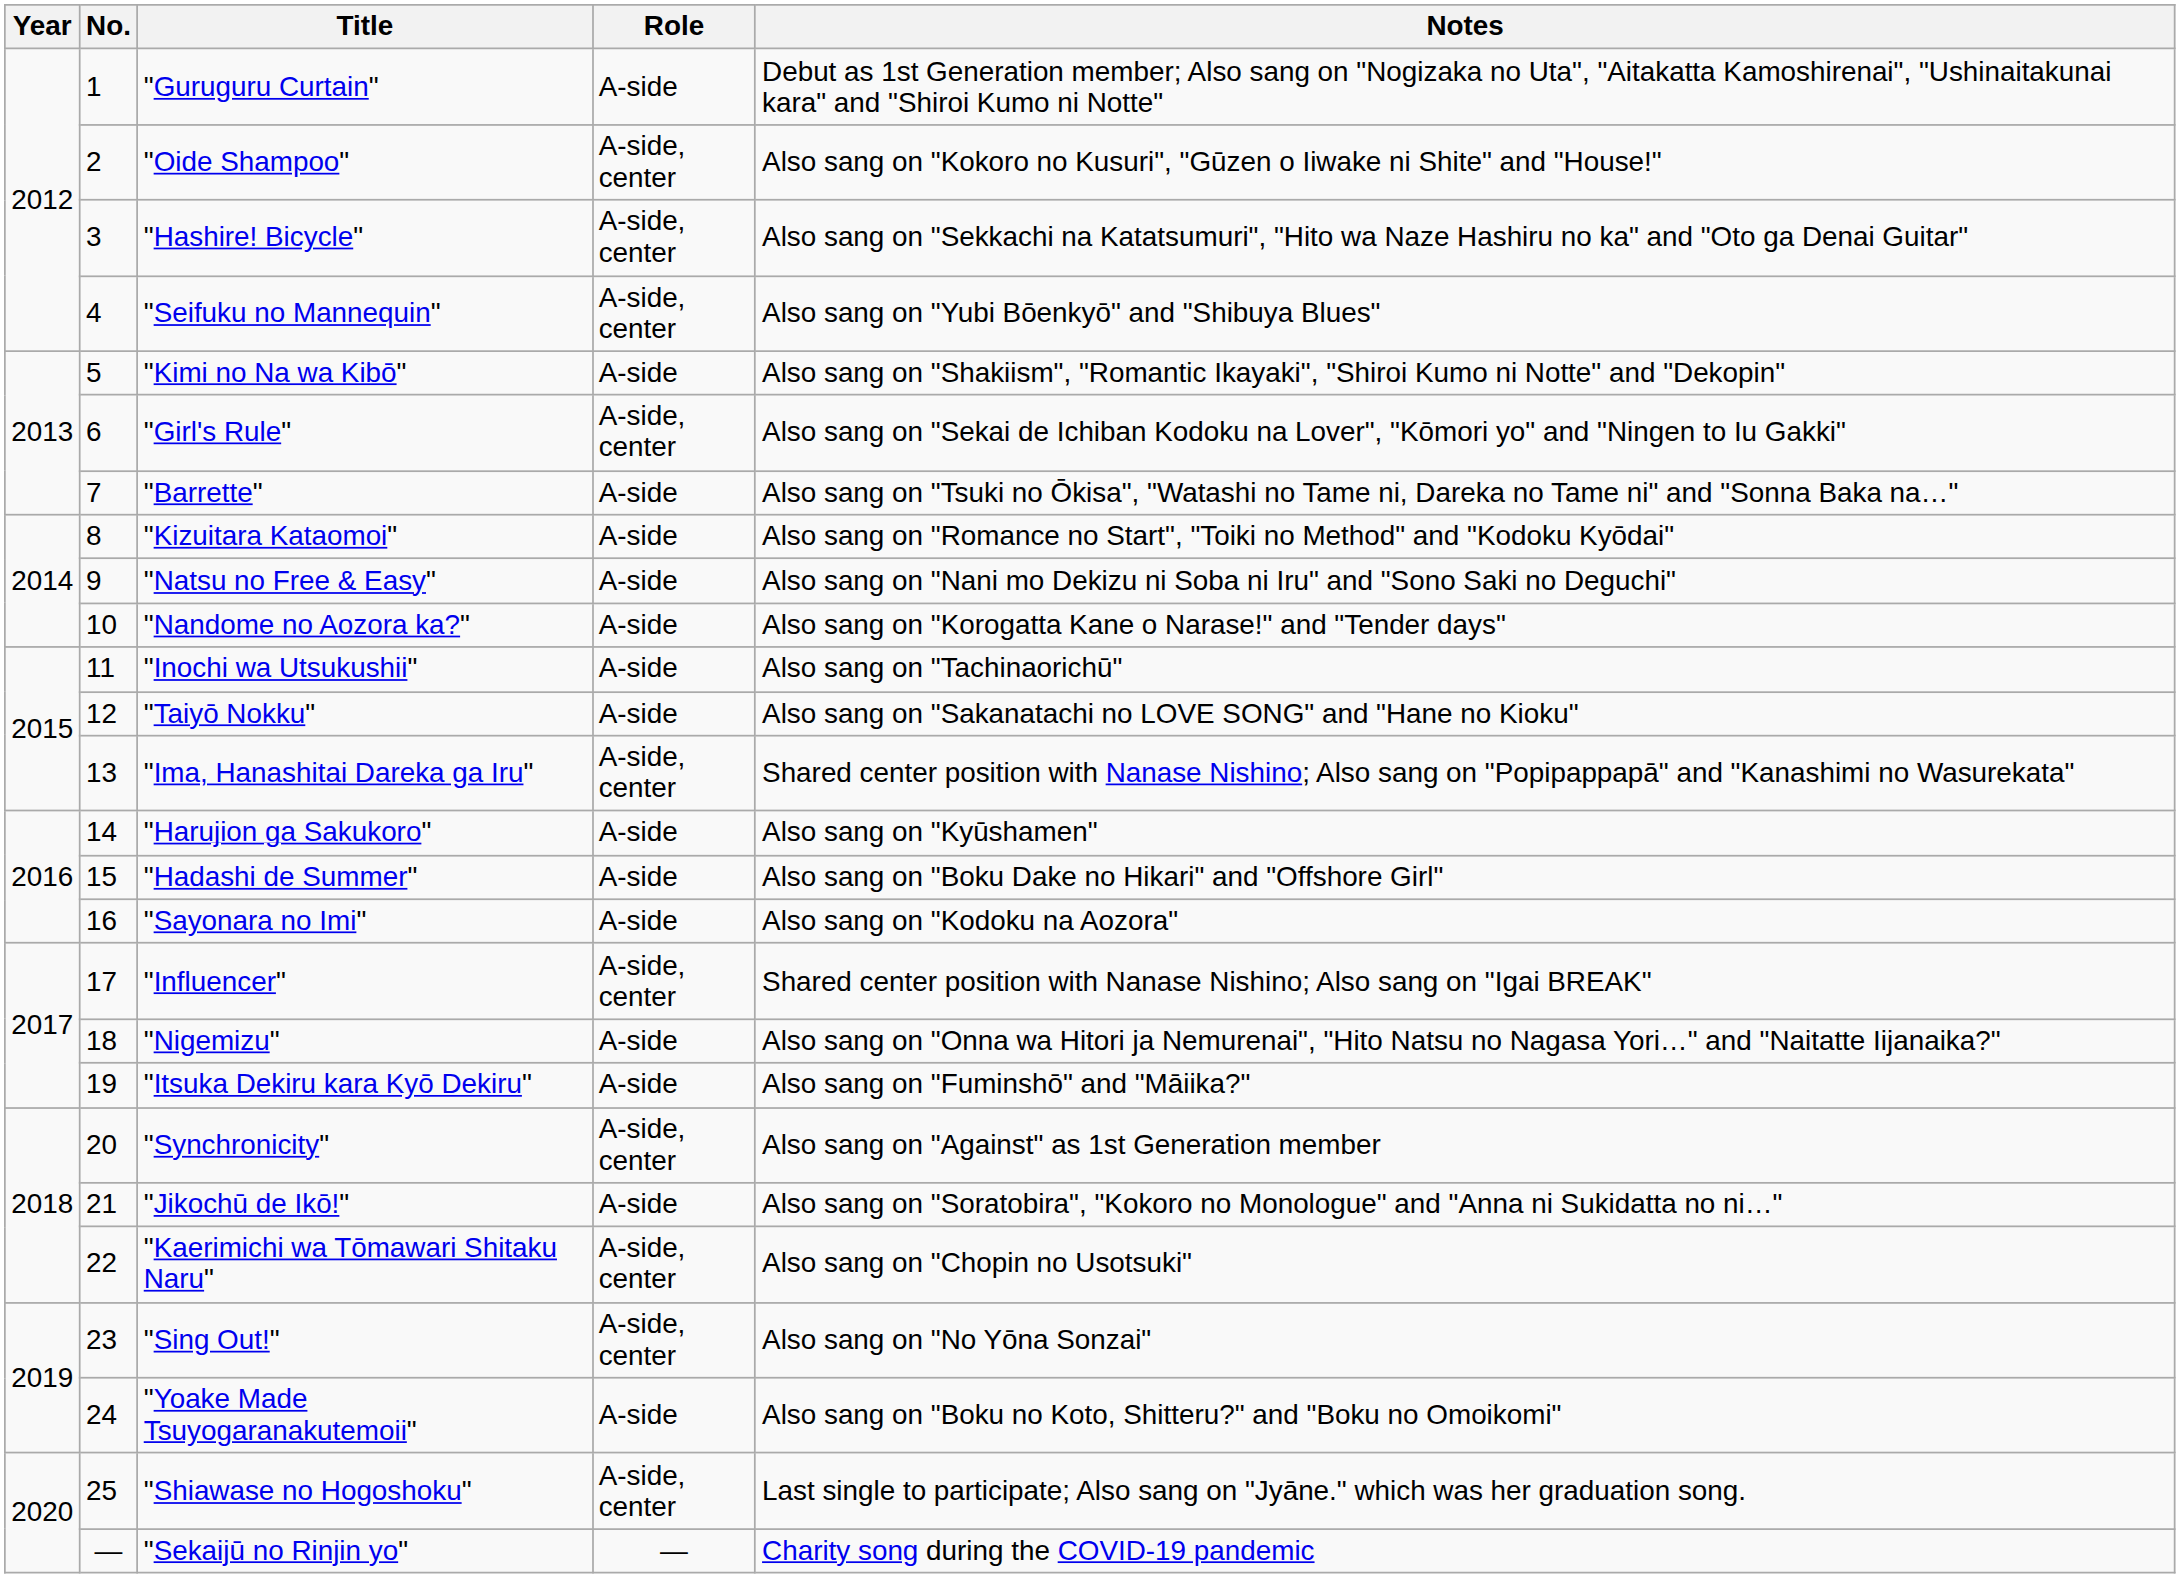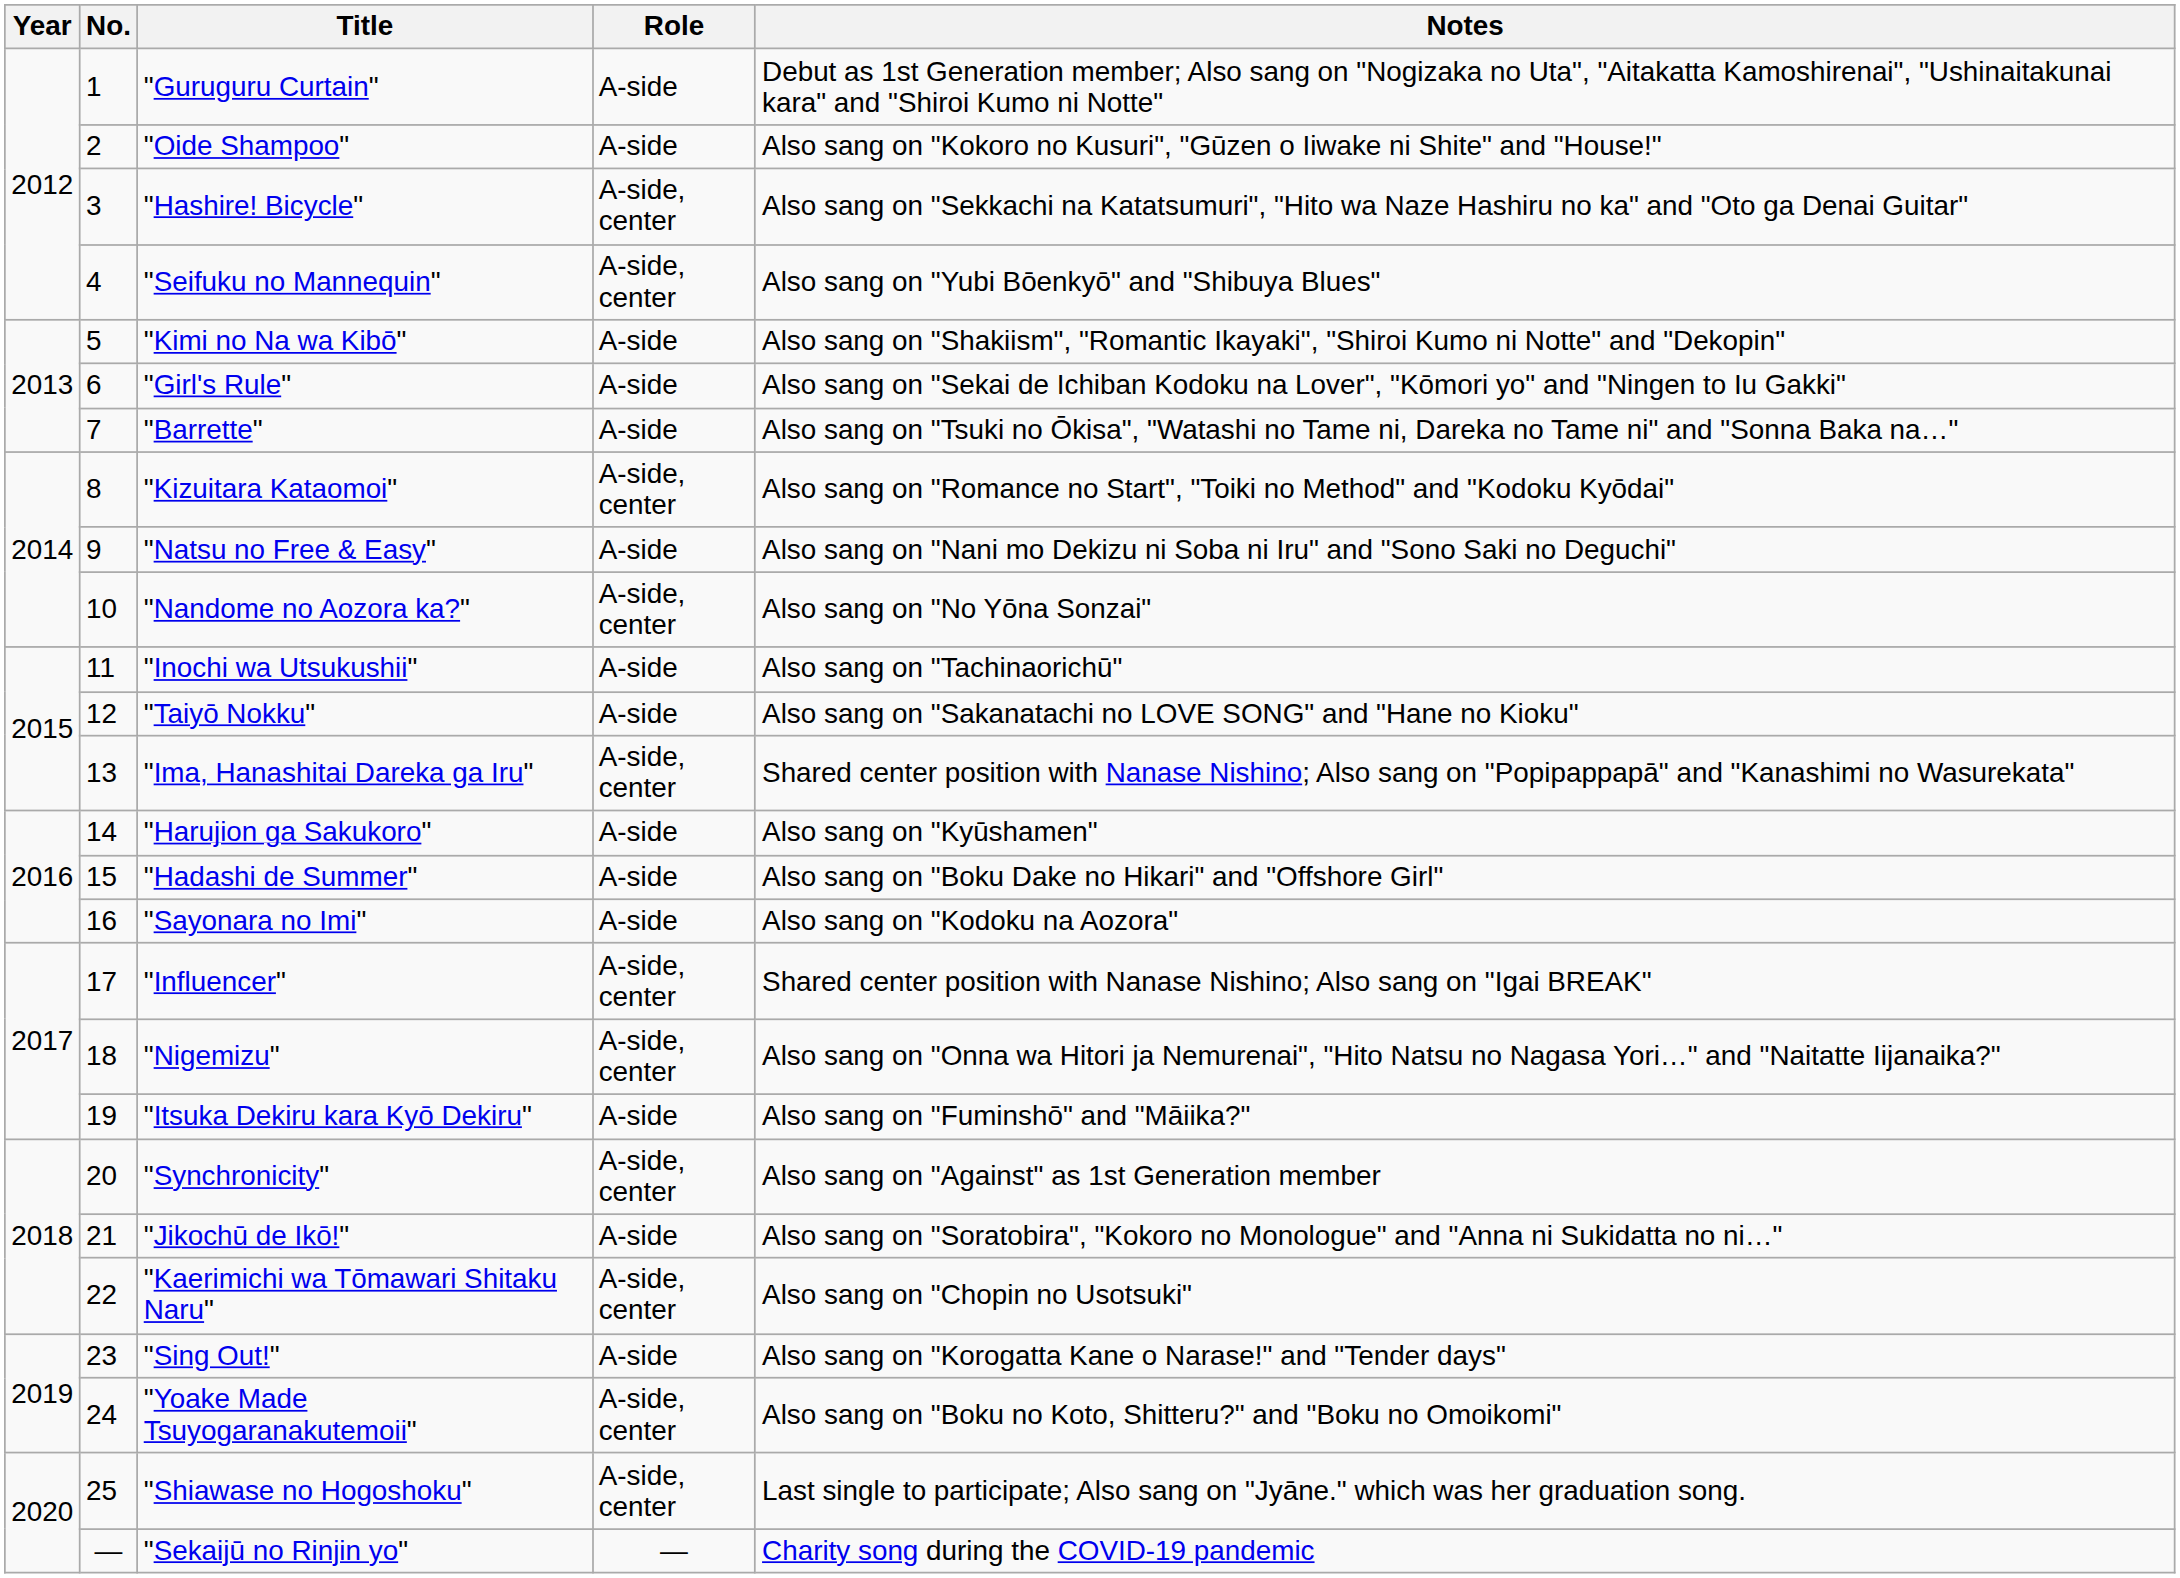(642, 161) A-side, center -> (638, 146) A-side
(642, 432) A-side, center -> (638, 385) A-side
(638, 536) A-side -> (642, 489) A-side, center
(638, 624) A-side -> (642, 609) A-side, center
(1134, 624) Also sang on "Korogatta Kane o Narase!" and "Tender days" -> (957, 609) Also sang on "No Yōna Sonzai"
(638, 1040) A-side -> (642, 1056) A-side, center
(642, 1339) A-side, center -> (638, 1355) A-side
(957, 1339) Also sang on "No Yōna Sonzai" -> (1134, 1355) Also sang on "Korogatta Kane o Narase!" and "Tender days"
(638, 1415) A-side -> (642, 1415) A-side, center
